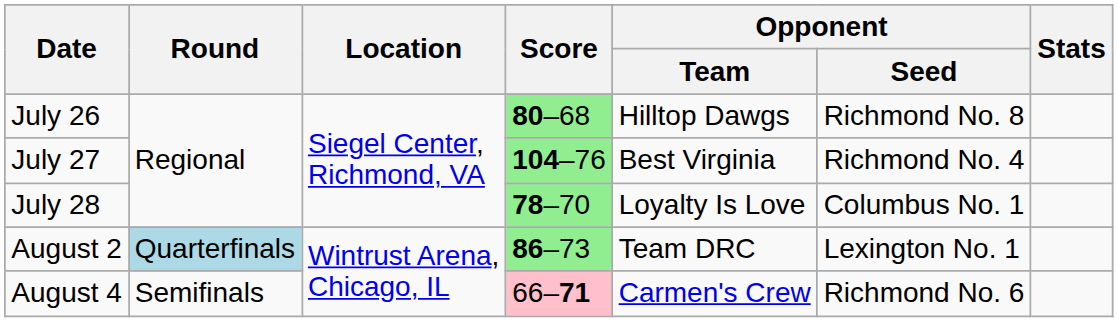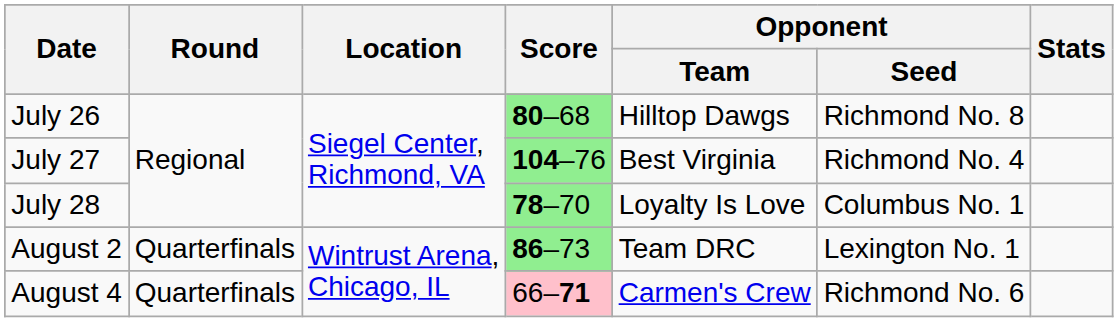(215, 248) lightblue background -> (215, 248) no background
(199, 293) Semifinals -> (215, 293) Quarterfinals
